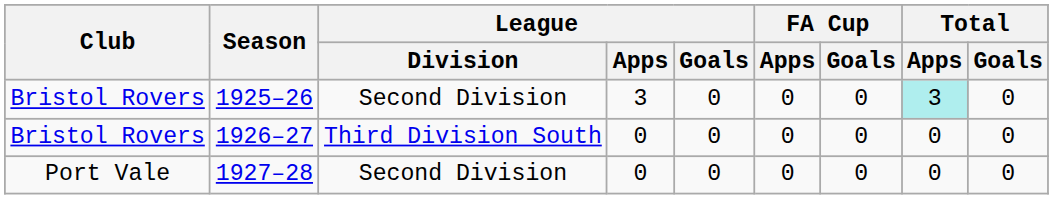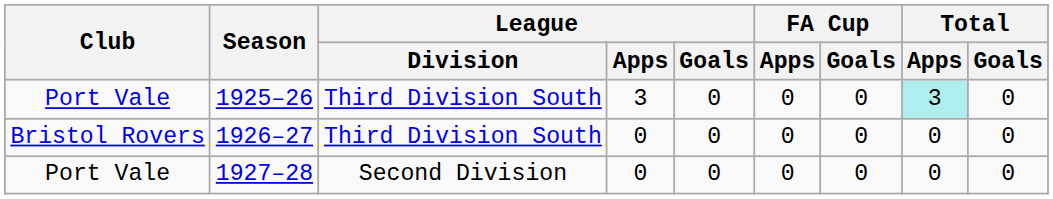(108, 99) Bristol Rovers -> (108, 99) Port Vale
(463, 99) Second Division -> (463, 99) Third Division South
